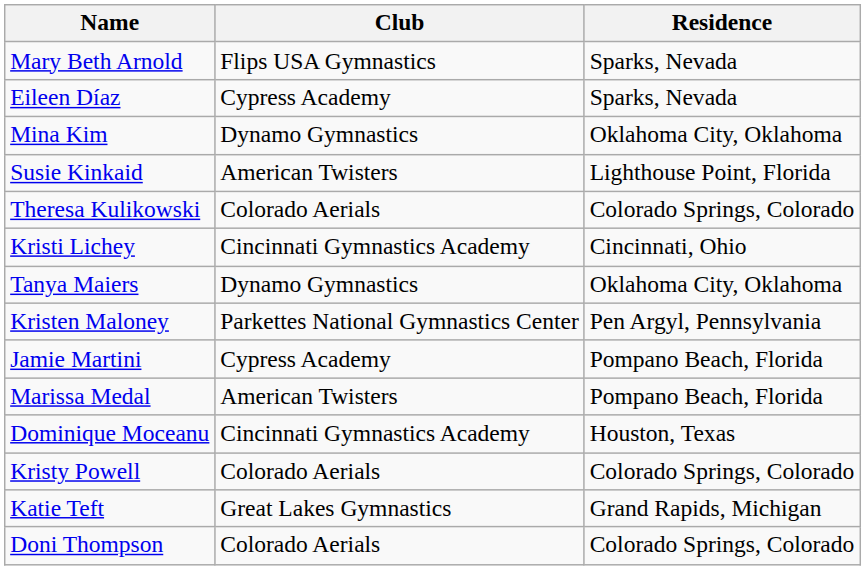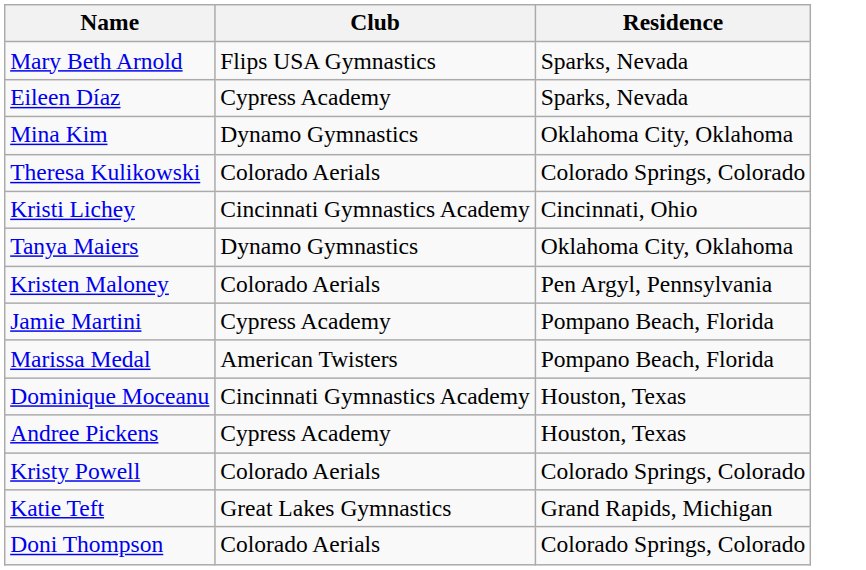- row: (76, 172)
(400, 321) Parkettes National Gymnastics Center -> (300, 284) Colorado Aerials
+ row: (84, 433)
